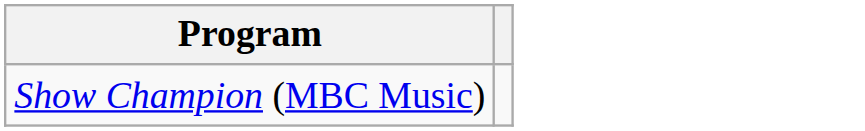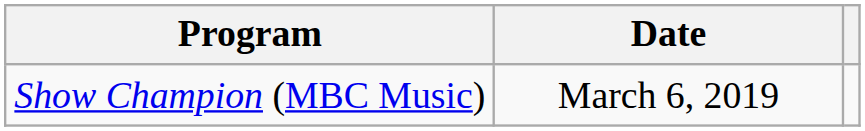+ column: (668, 34)
